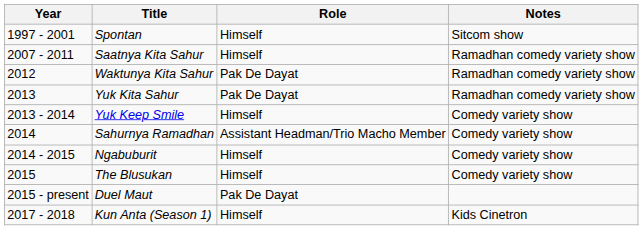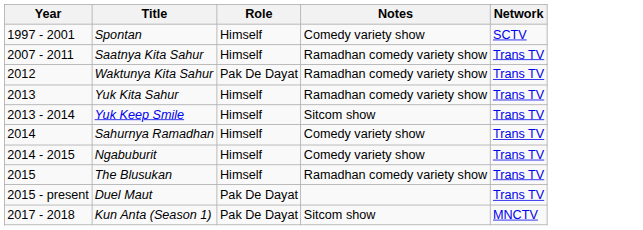+ column: (519, 14)
(487, 34) Sitcom show -> (364, 34) Comedy variety show
(259, 94) Pak De Dayat -> (241, 94) Himself
(512, 114) Comedy variety show -> (340, 114) Sitcom show
(333, 134) Assistant Headman/Trio Macho Member -> (241, 134) Himself
(512, 174) Comedy variety show -> (395, 174) Ramadhan comedy variety show
(241, 214) Himself -> (259, 214) Pak De Dayat
(489, 214) Kids Cinetron -> (340, 214) Sitcom show
